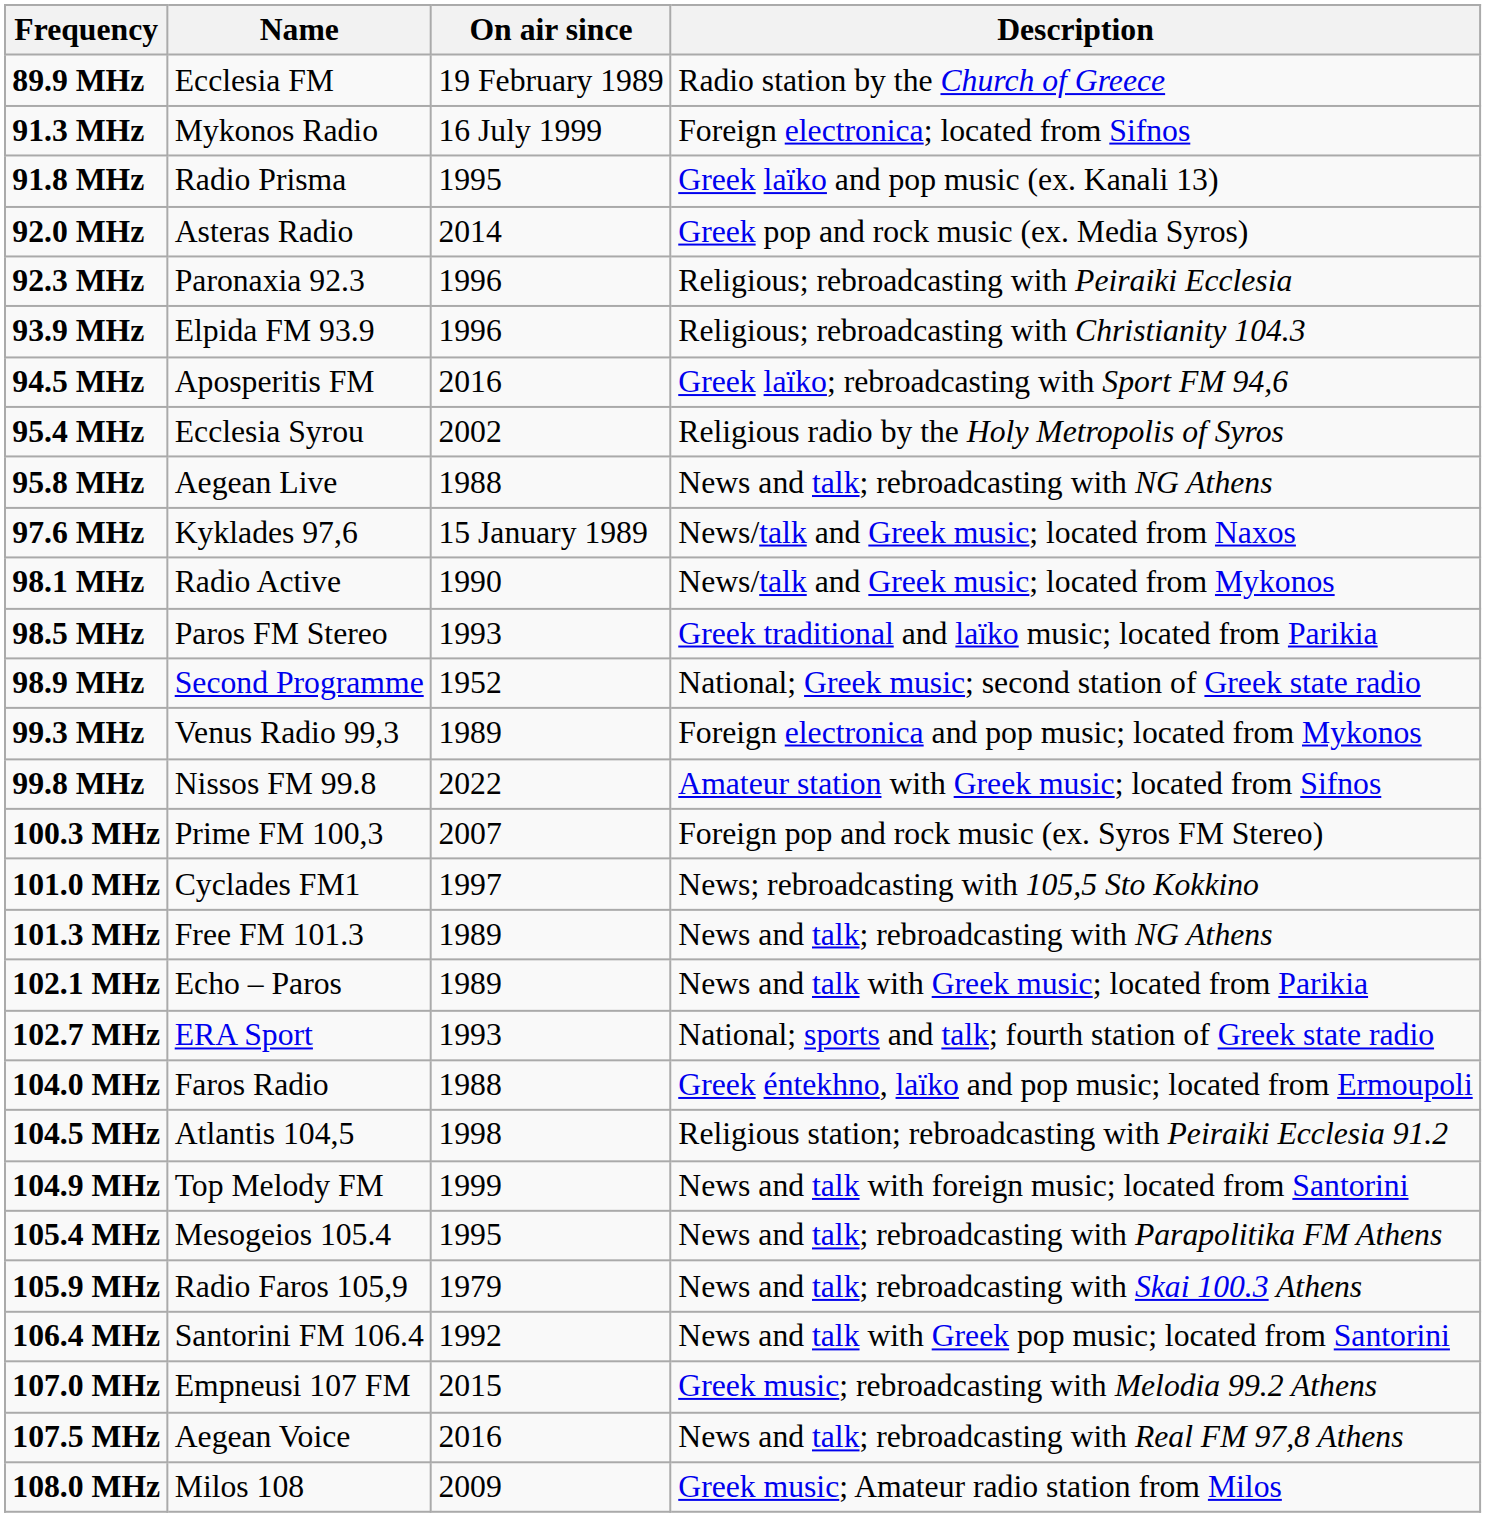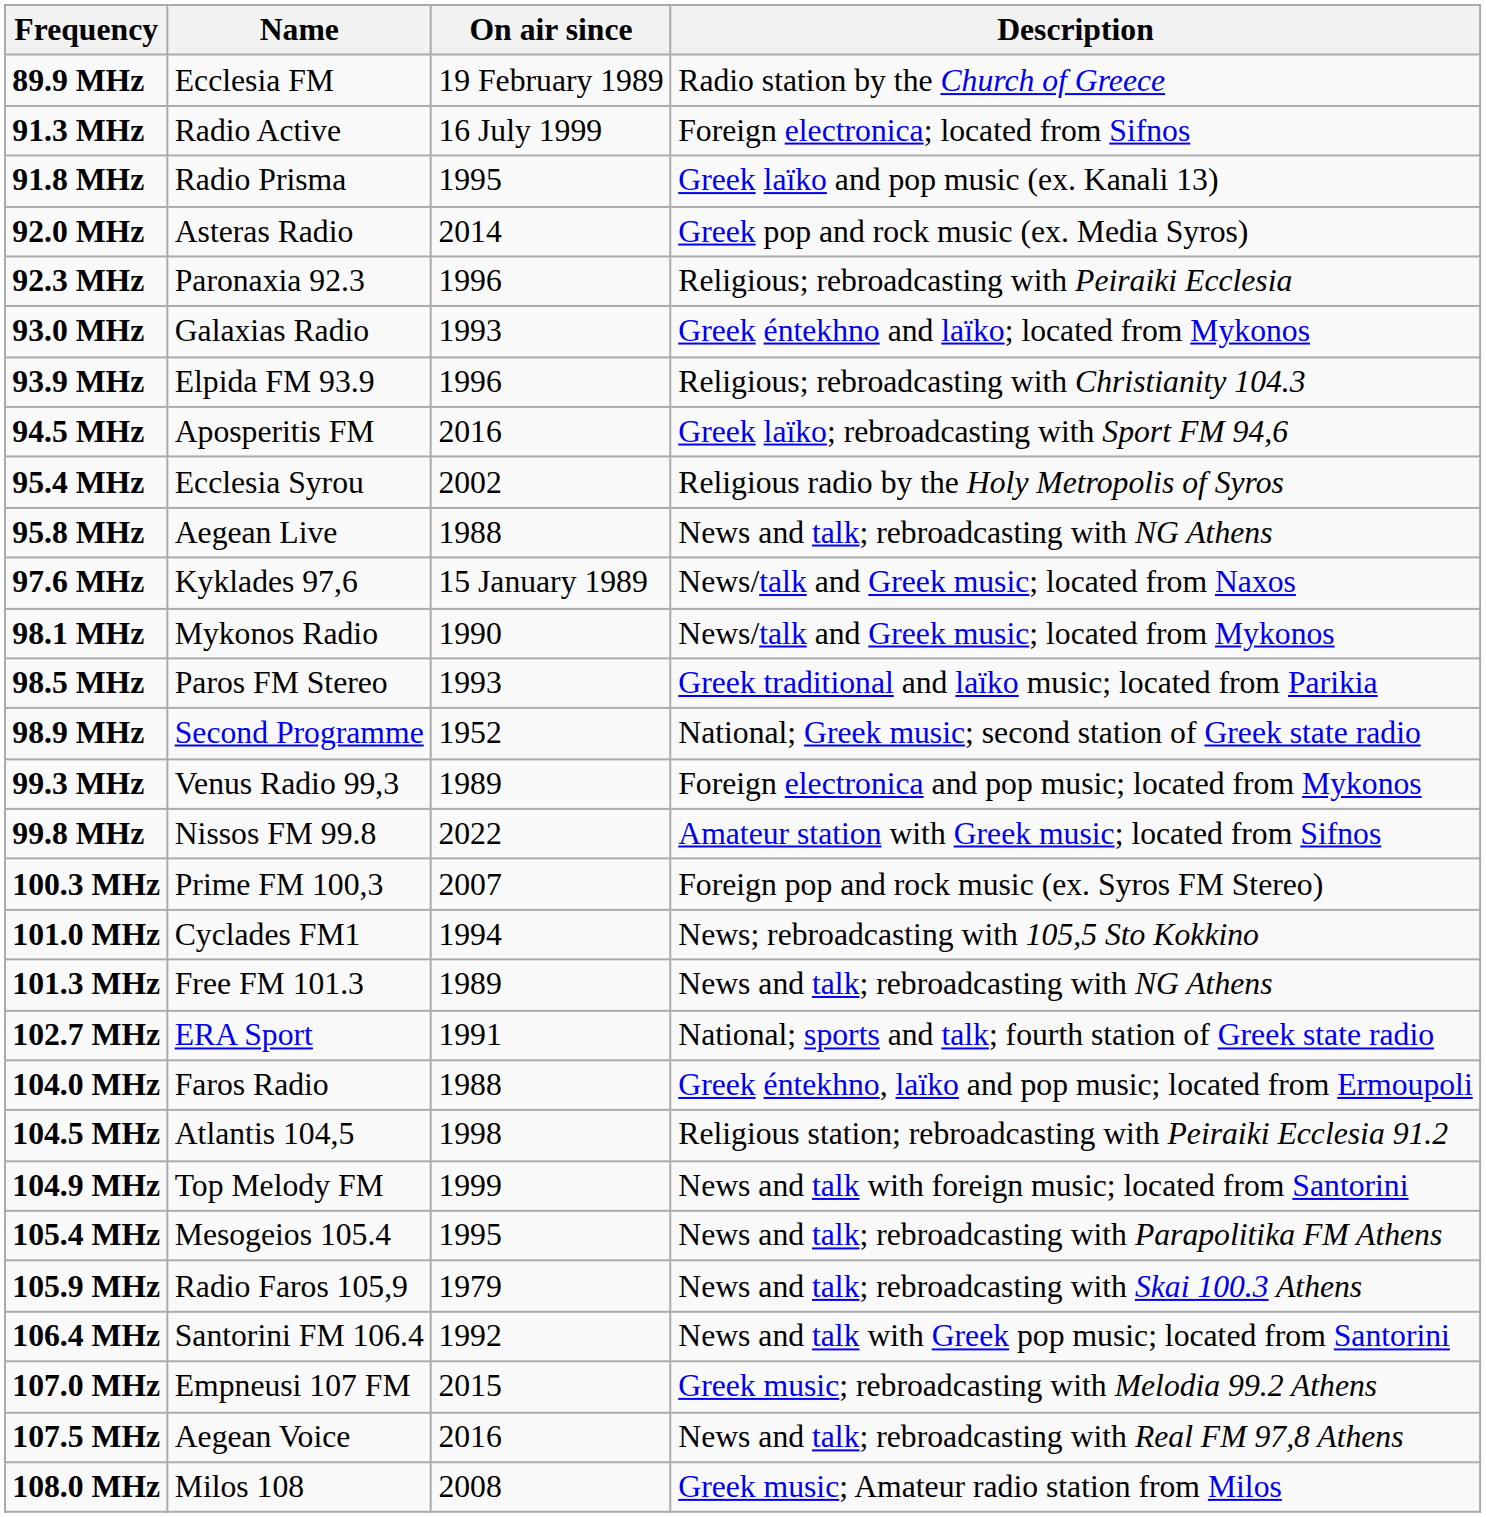(276, 130) Mykonos Radio -> (258, 130) Radio Active
+ row: (78, 331)
(258, 582) Radio Active -> (276, 632) Mykonos Radio
(470, 883) 1997 -> (470, 933) 1994
- row: (86, 984)
(470, 1034) 1993 -> (470, 1034) 1991
(470, 1486) 2009 -> (470, 1486) 2008
